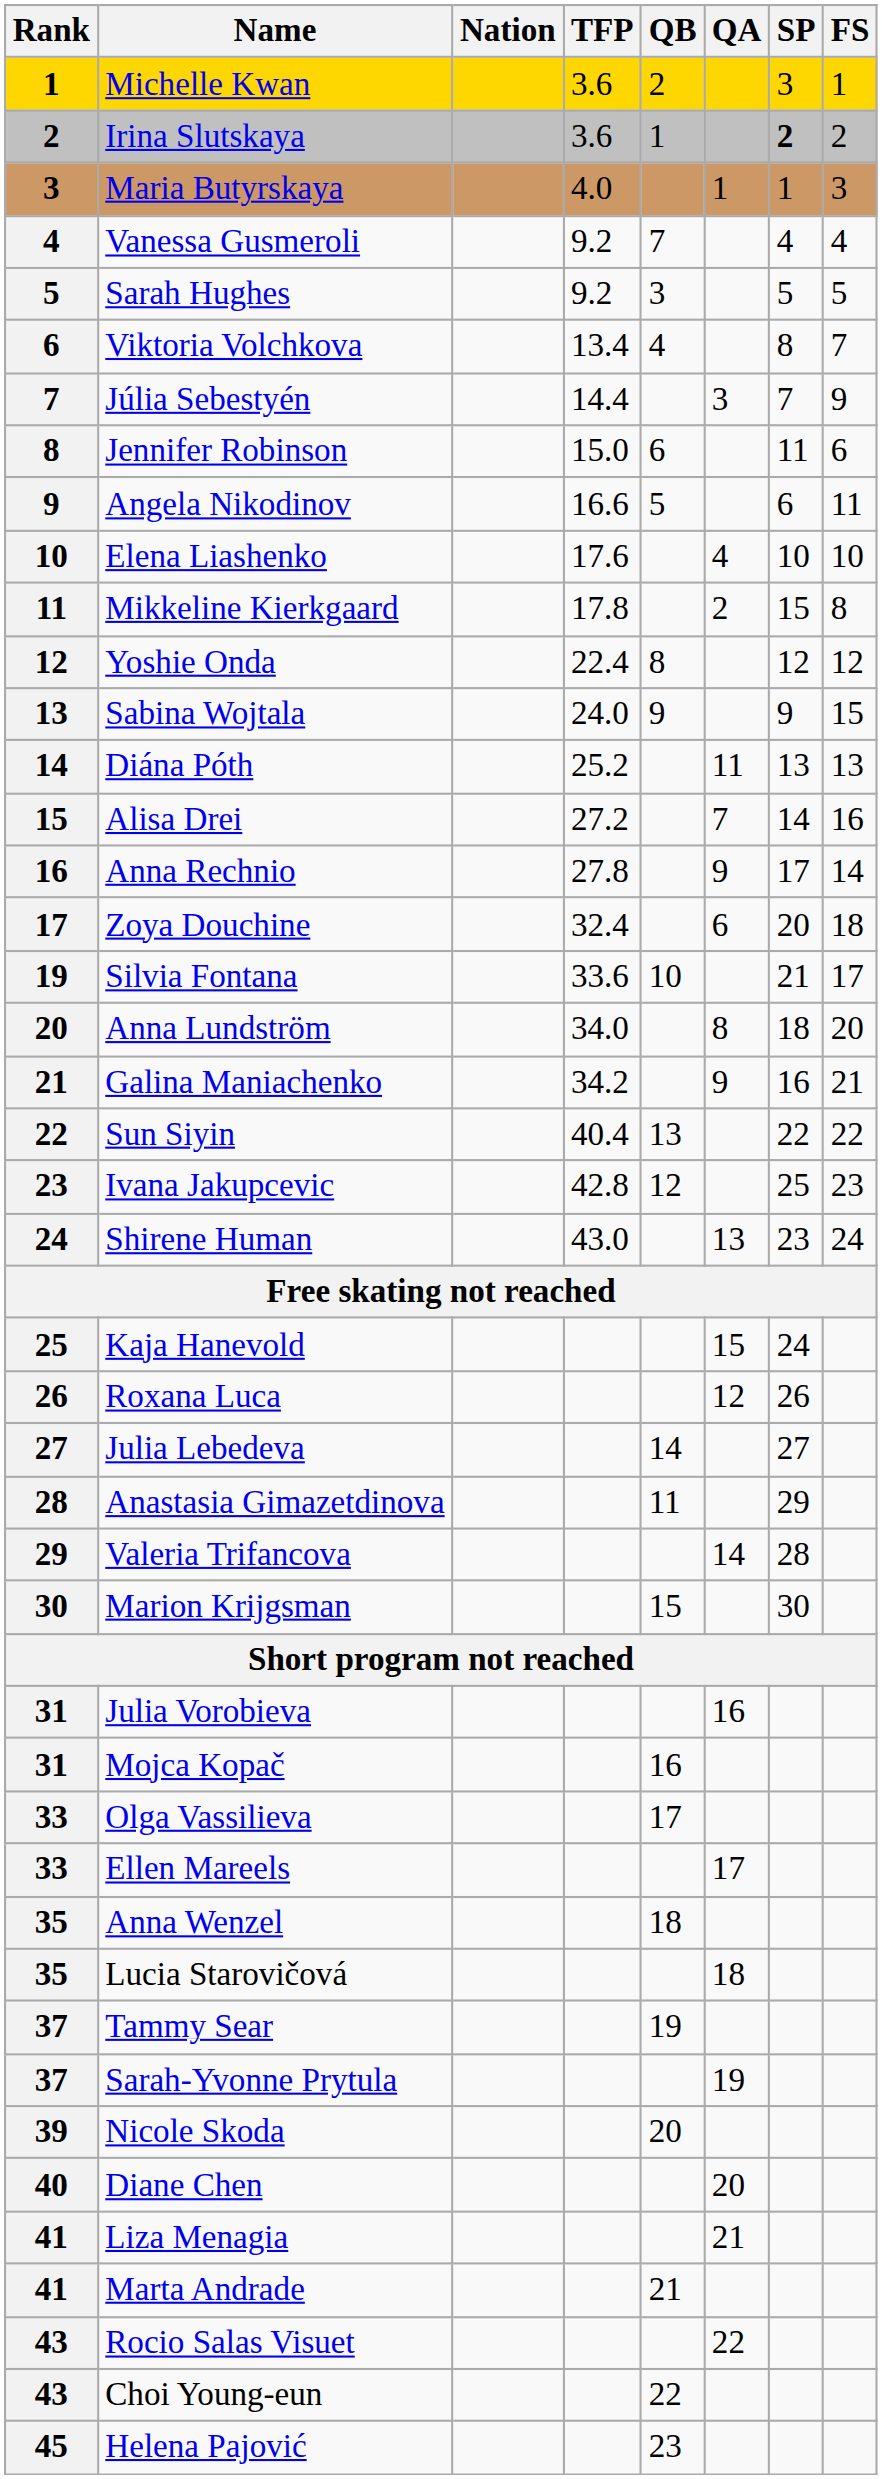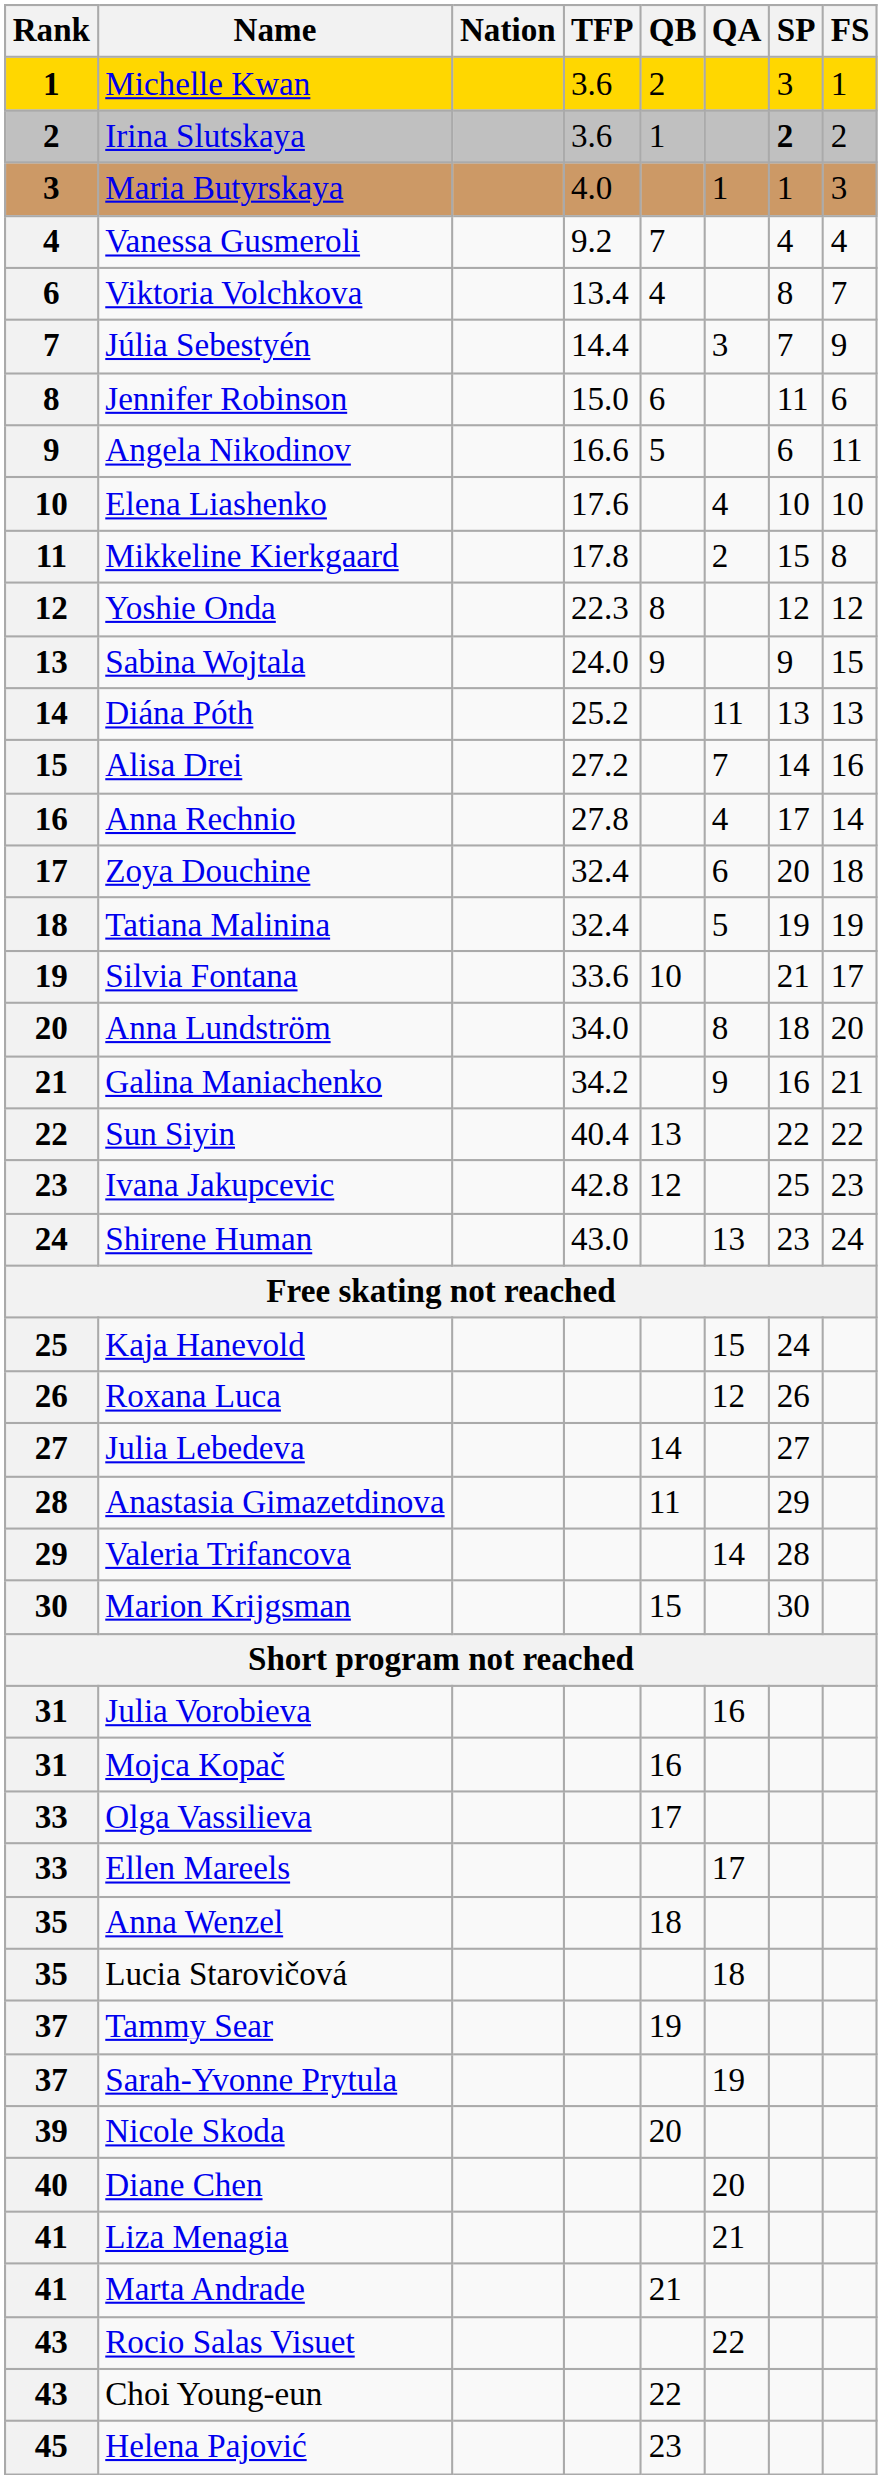- row: (198, 293)
(600, 661) 22.4 -> (600, 608) 22.3
(720, 871) 9 -> (720, 818) 4
+ row: (218, 923)
